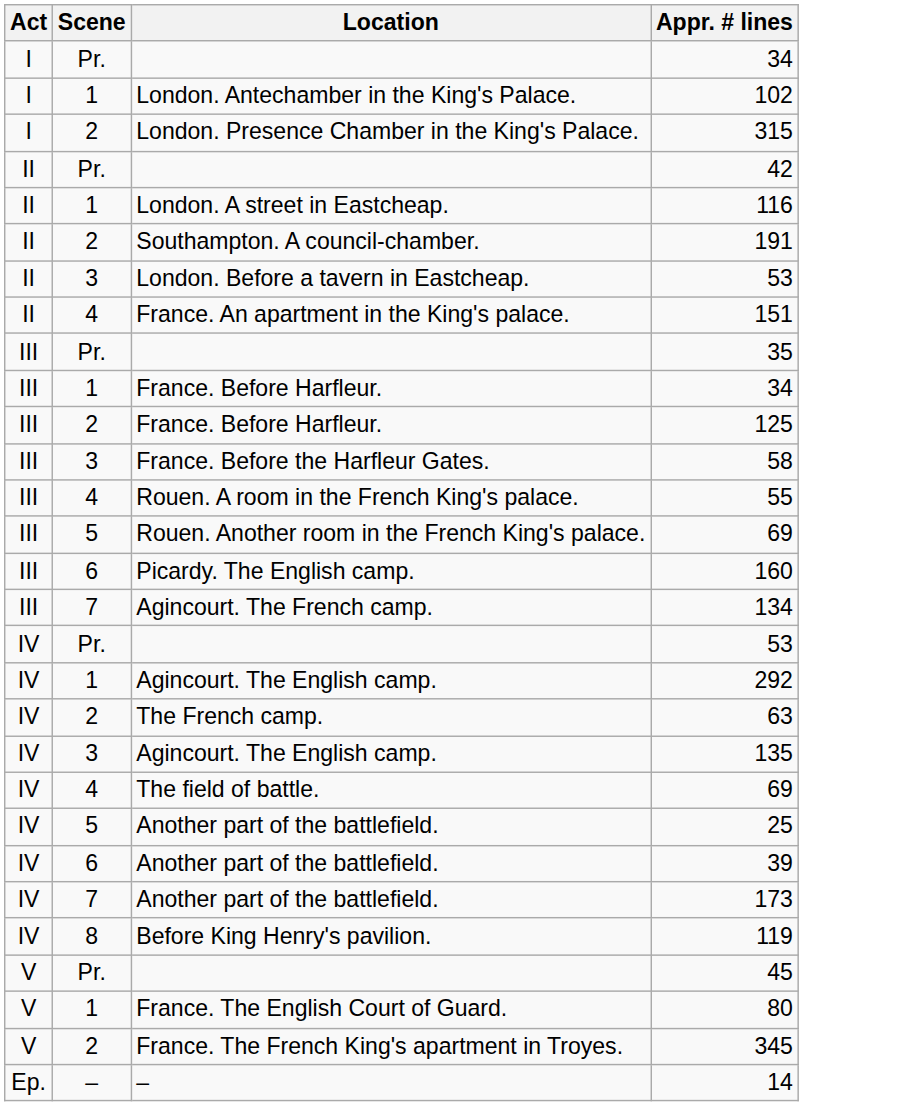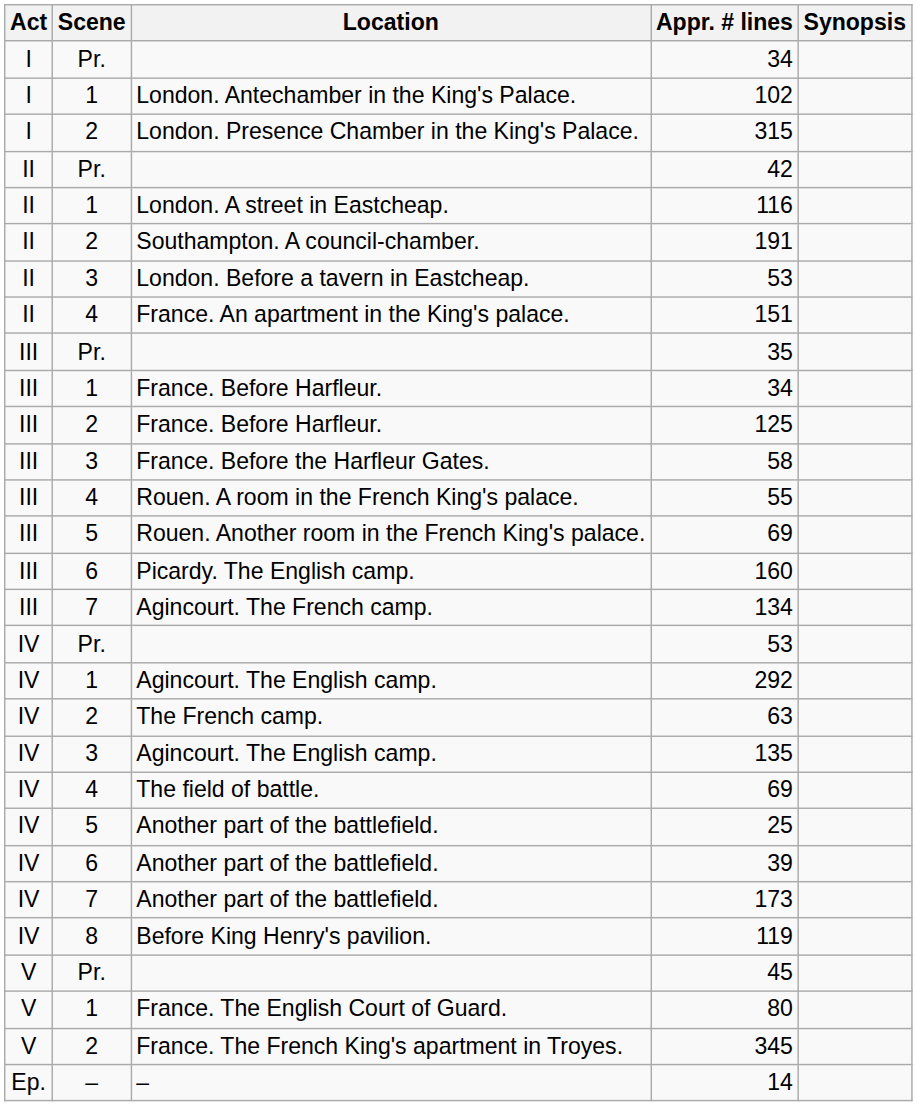+ column: (855, 22)
